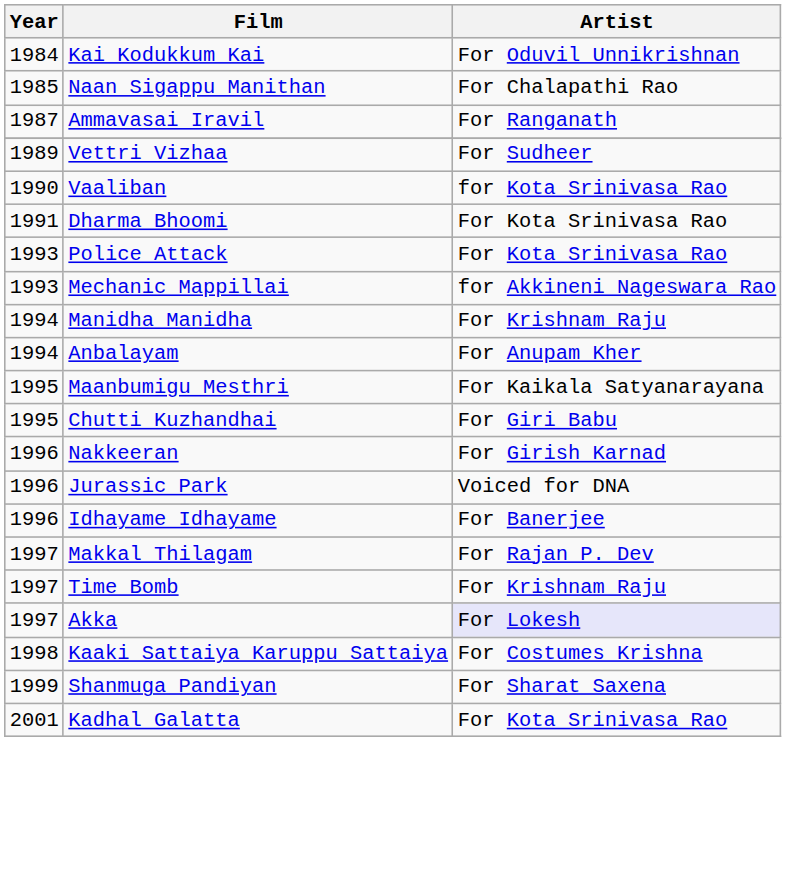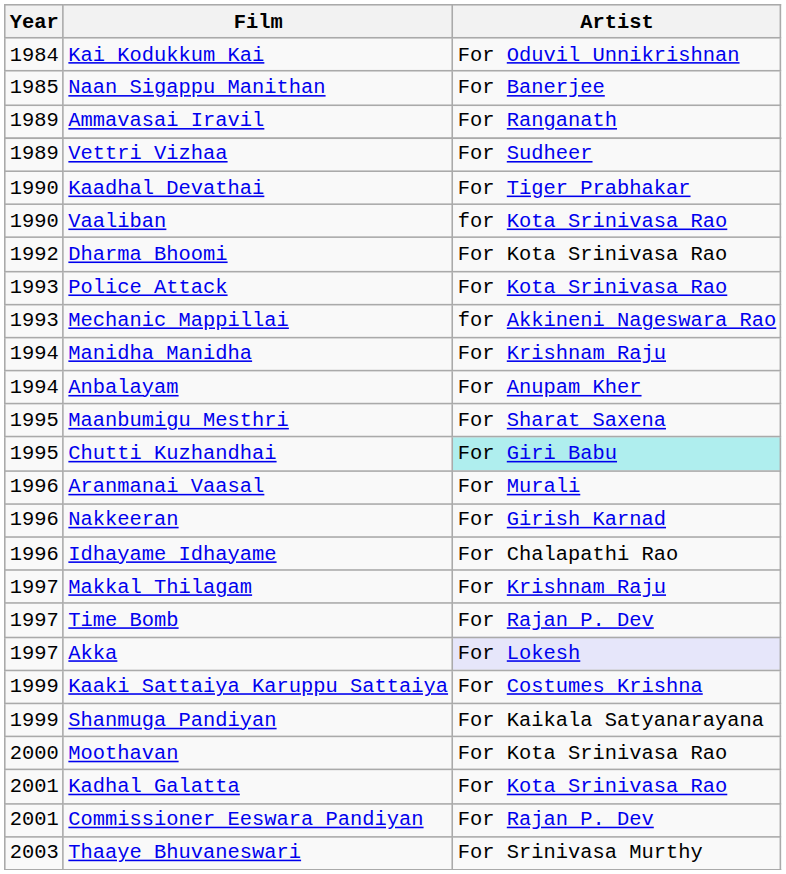(568, 88) For Chalapathi Rao -> (531, 88) For Banerjee
(34, 121) 1987 -> (34, 121) 1989
+ row: (166, 188)
(34, 221) 1991 -> (34, 254) 1992
(611, 387) For Kaikala Satyanarayana -> (562, 421) For Sharat Saxena
(537, 421) no background -> (537, 454) paleturquoise background
+ row: (166, 487)
- row: (148, 487)
(531, 520) For Banerjee -> (568, 554) For Chalapathi Rao
(556, 554) For Rajan P. Dev -> (562, 587) For Krishnam Raju
(562, 587) For Krishnam Raju -> (556, 620) For Rajan P. Dev
(34, 653) 1998 -> (34, 687) 1999
(562, 687) For Sharat Saxena -> (611, 720) For Kaikala Satyanarayana
+ row: (123, 753)
+ row: (246, 820)
+ row: (185, 853)
